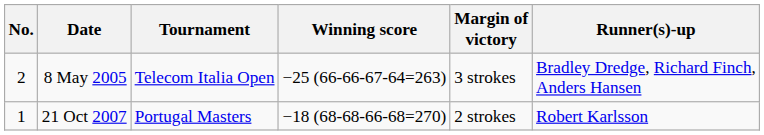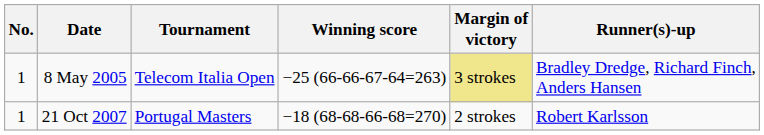(21, 77) 2 -> (21, 77) 1
(485, 77) no background -> (485, 77) khaki background
